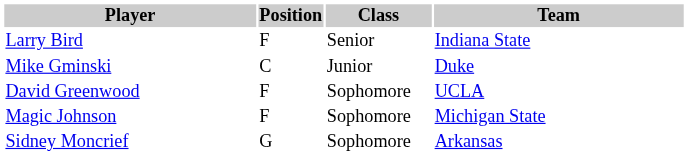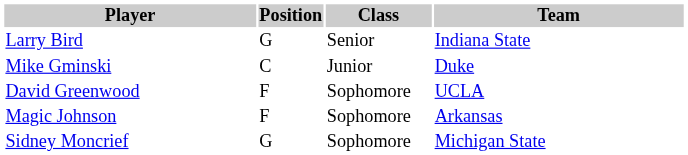(264, 40) F -> (266, 40) G
(490, 115) Michigan State -> (469, 115) Arkansas
(469, 141) Arkansas -> (490, 141) Michigan State
